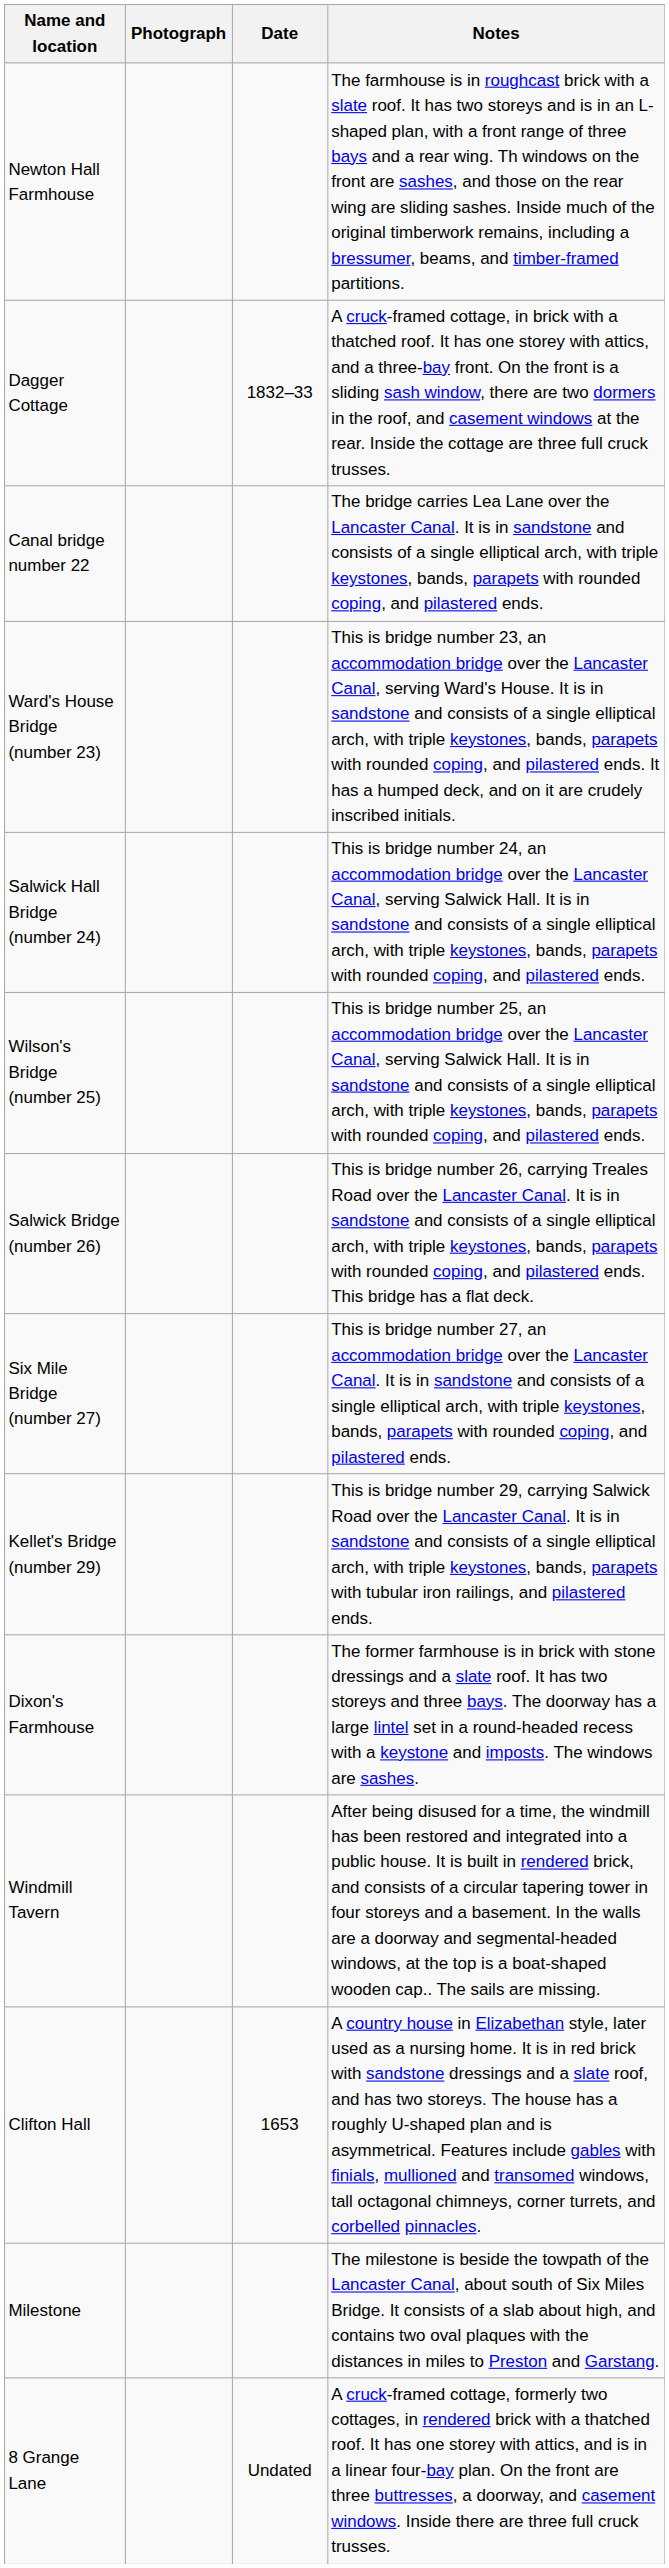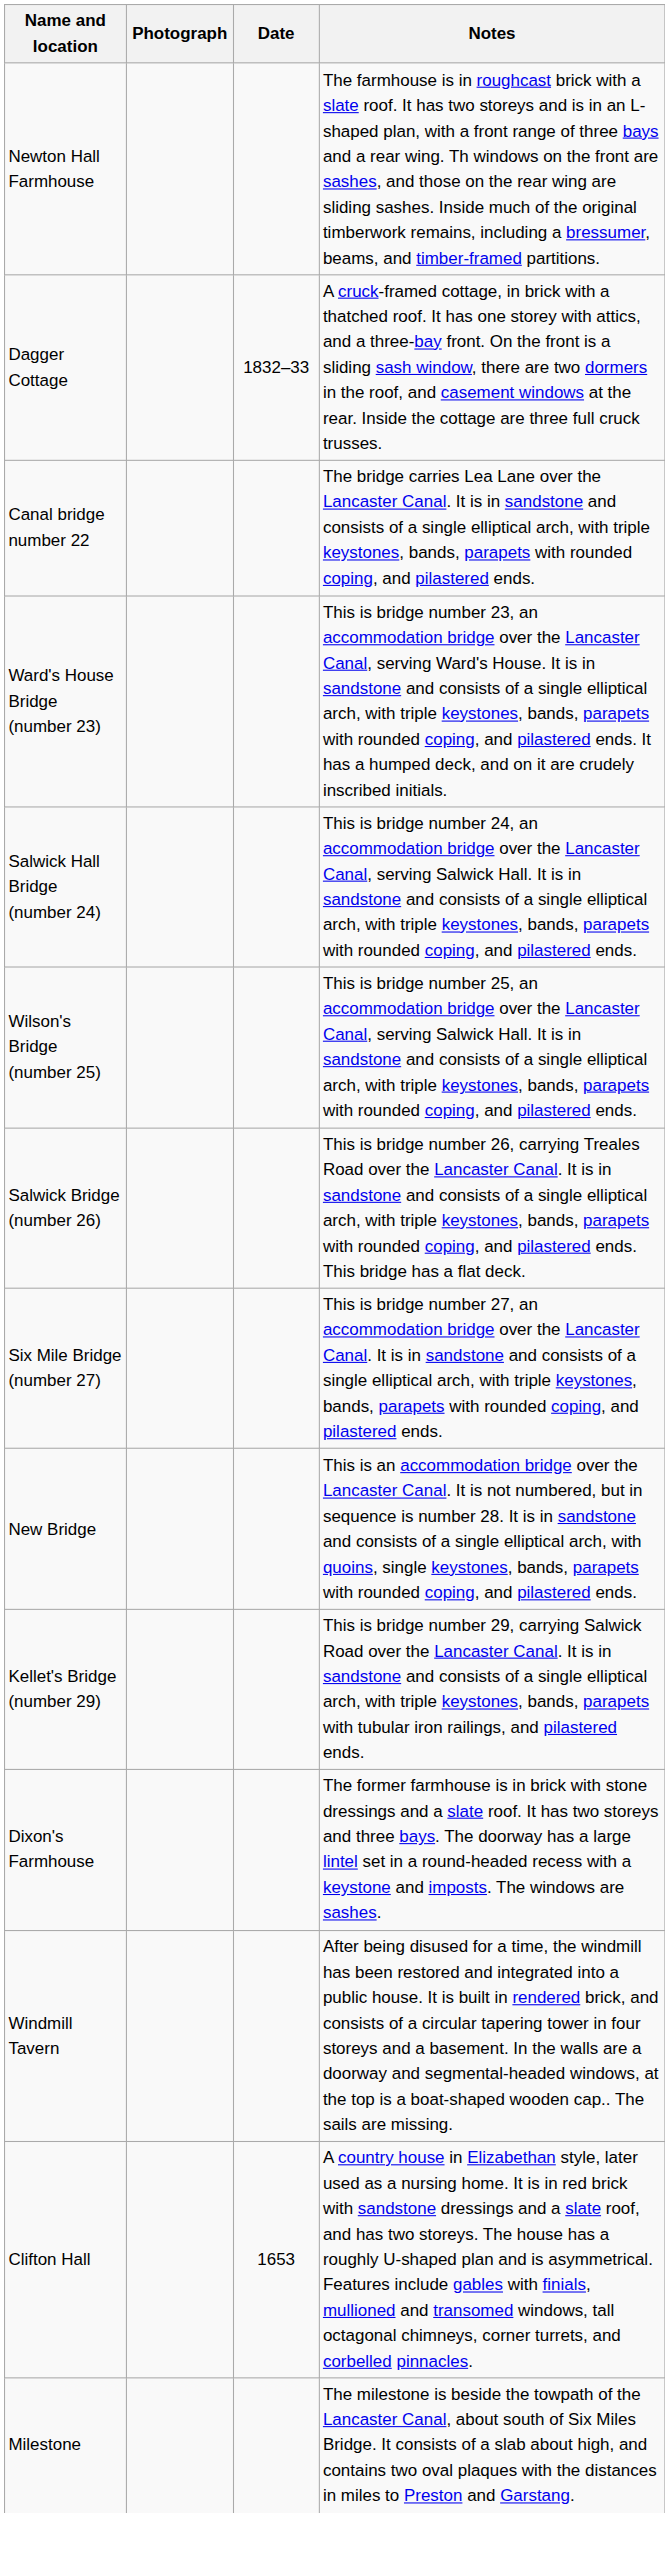+ row: (52, 1528)
- row: (44, 2471)
